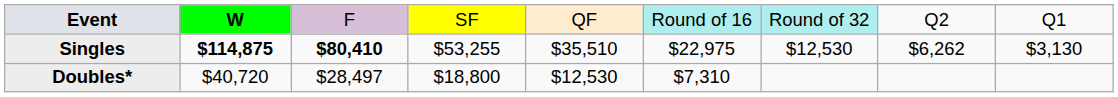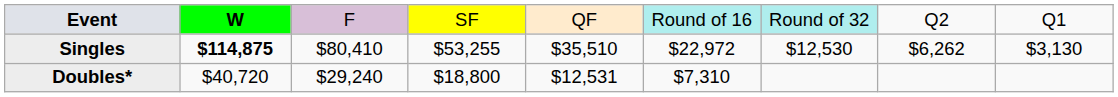(349, 49) bold -> (349, 49) normal
(702, 49) $22,975 -> (702, 49) $22,972
(349, 78) $28,497 -> (349, 78) $29,240
(584, 78) $12,530 -> (584, 78) $12,531
